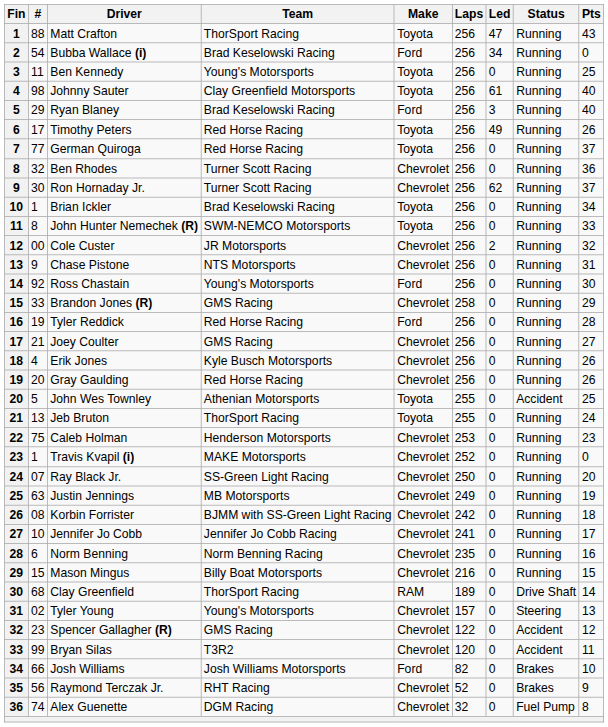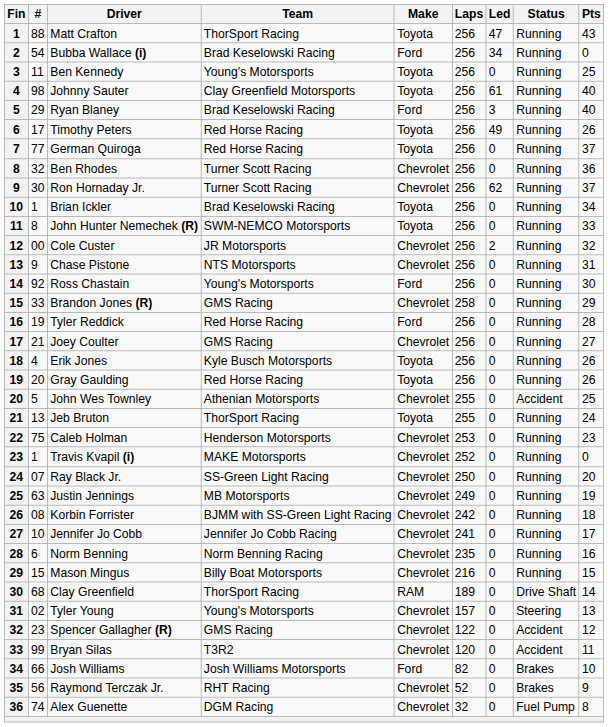(423, 361) Chevrolet -> (415, 361) Toyota
(423, 380) Chevrolet -> (415, 380) Toyota
(415, 399) Toyota -> (423, 399) Chevrolet
